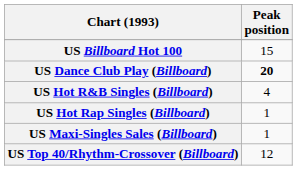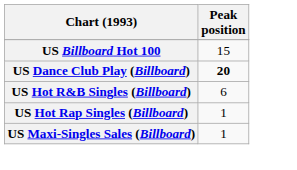(267, 92) 4 -> (223, 92) 6
- row: (123, 154)
